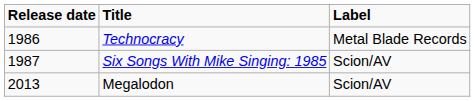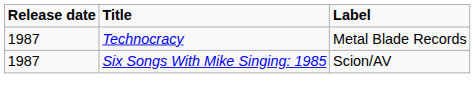(24, 38) 1986 -> (24, 38) 1987
- row: (138, 84)
